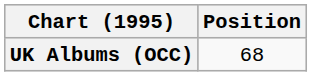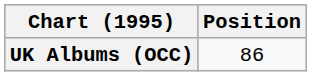(252, 55) 68 -> (252, 55) 86
